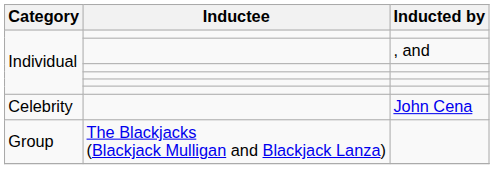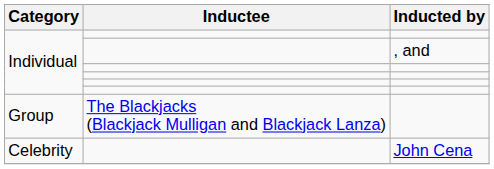rows swapped: (31, 141) <-> (40, 106)
